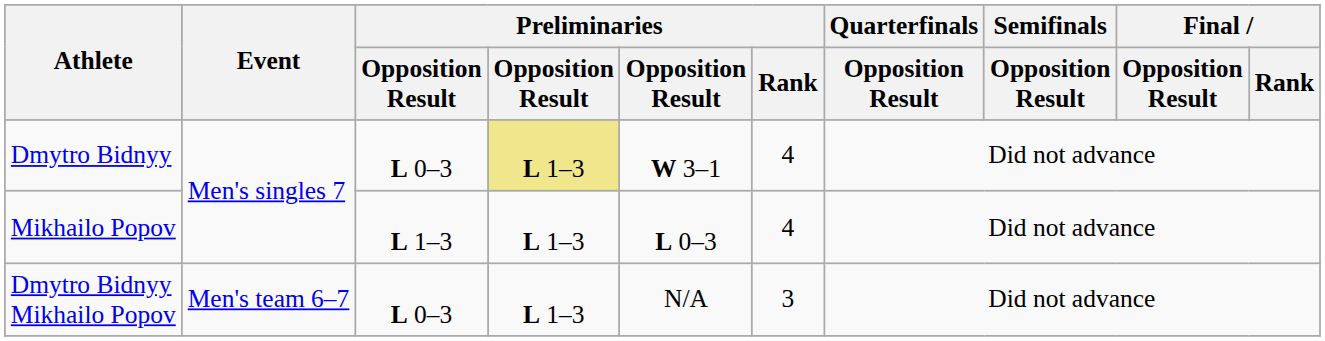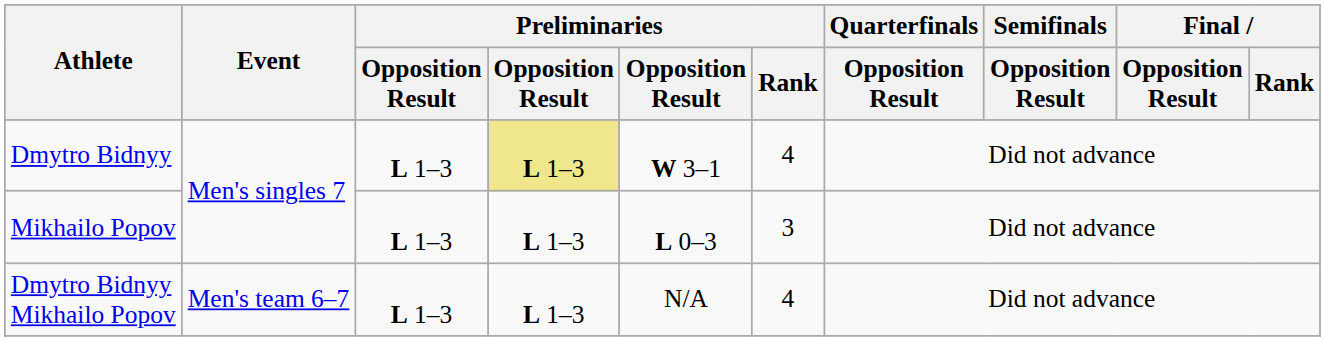(421, 170) L 0–3 -> (421, 170) L 1–3
(788, 227) 4 -> (788, 227) 3
(421, 314) L 0–3 -> (421, 314) L 1–3
(788, 299) 3 -> (788, 299) 4
